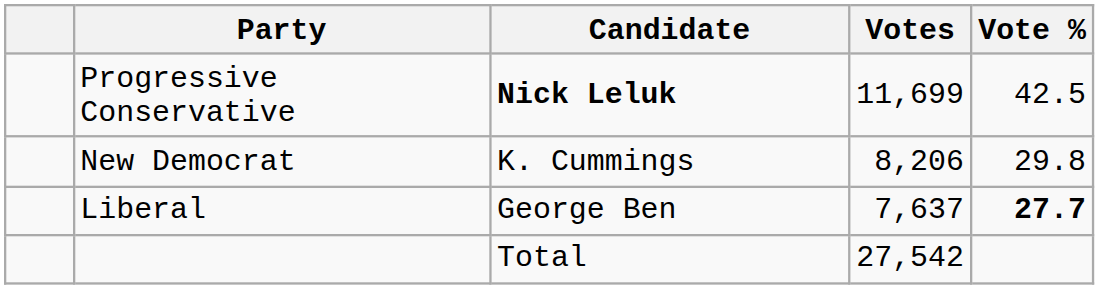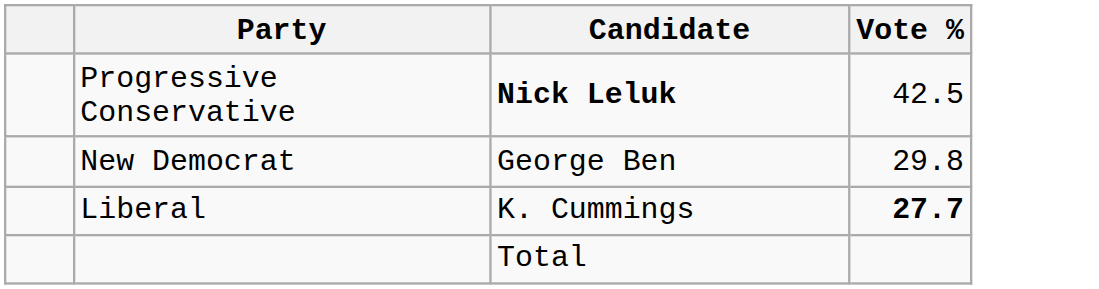- column: (910, 30)
(596, 161) K. Cummings -> (587, 161) George Ben
(587, 210) George Ben -> (596, 210) K. Cummings
